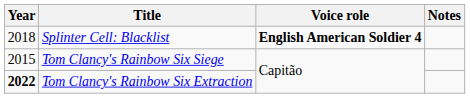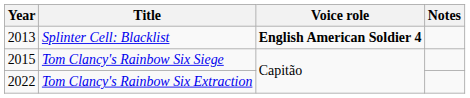(22, 37) 2018 -> (22, 37) 2013
(22, 81) bold -> (22, 81) normal
